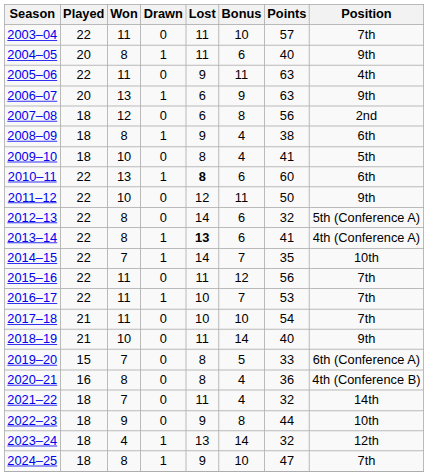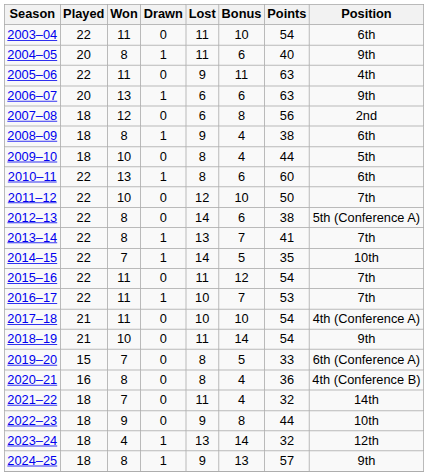(287, 34) 57 -> (287, 34) 54
(366, 34) 7th -> (366, 34) 6th
(242, 95) 9 -> (242, 95) 6
(287, 156) 41 -> (287, 156) 44
(202, 177) bold -> (202, 177) normal
(242, 197) 11 -> (242, 197) 10
(366, 197) 9th -> (366, 197) 7th
(287, 217) 32 -> (287, 217) 38
(202, 237) bold -> (202, 237) normal
(242, 237) 6 -> (242, 237) 7
(366, 237) 4th (Conference A) -> (366, 237) 7th
(242, 258) 7 -> (242, 258) 5
(287, 278) 56 -> (287, 278) 54
(366, 319) 7th -> (366, 319) 4th (Conference A)
(287, 339) 40 -> (287, 339) 54
(242, 461) 10 -> (242, 461) 13
(287, 461) 47 -> (287, 461) 57
(366, 461) 7th -> (366, 461) 9th
